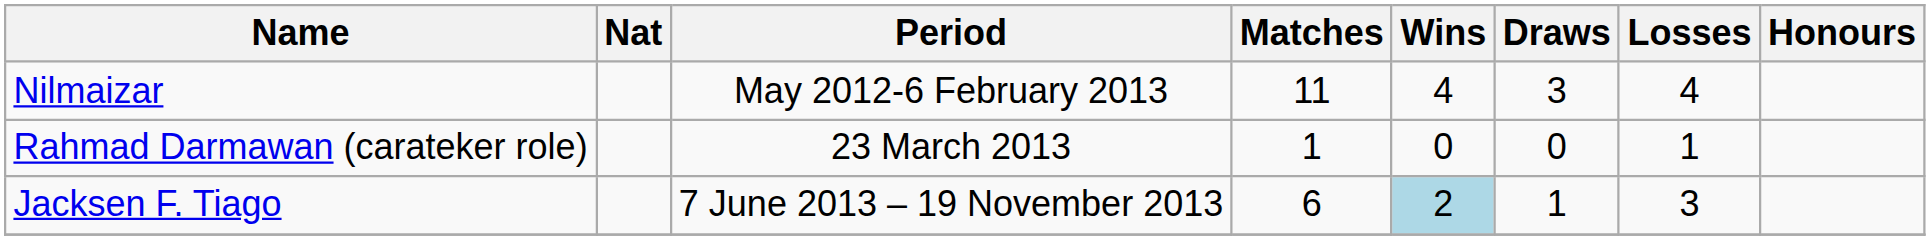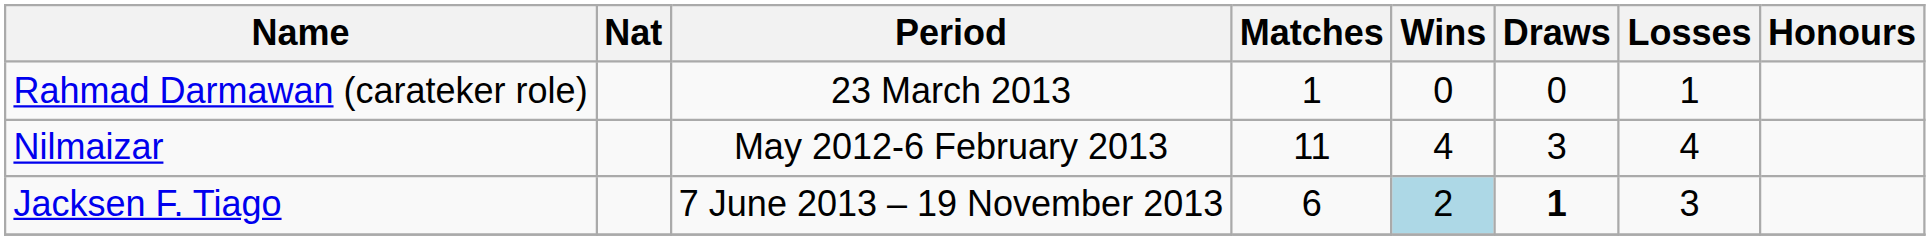rows swapped: (88, 90) <-> (301, 147)
(1557, 204) normal -> (1557, 204) bold
